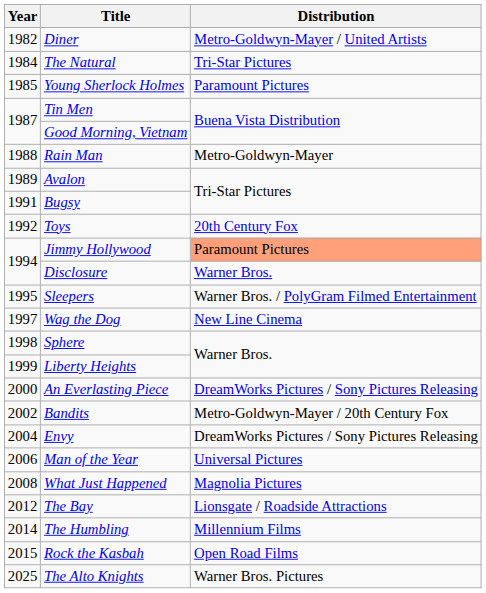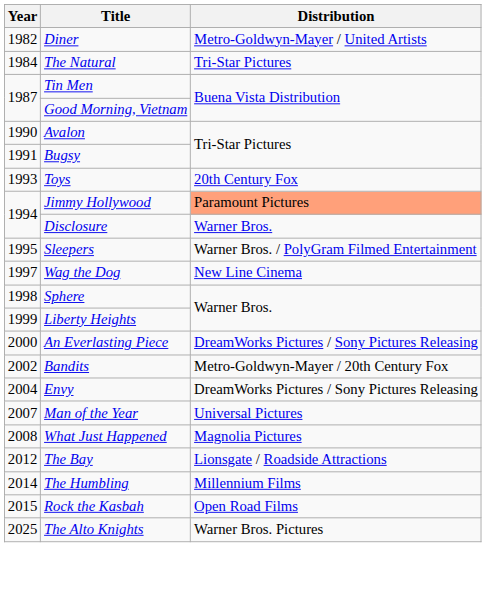- row: (114, 86)
- row: (73, 156)
(23, 179) 1989 -> (23, 132) 1990
(23, 226) 1992 -> (23, 179) 1993
(23, 459) 2006 -> (23, 413) 2007
